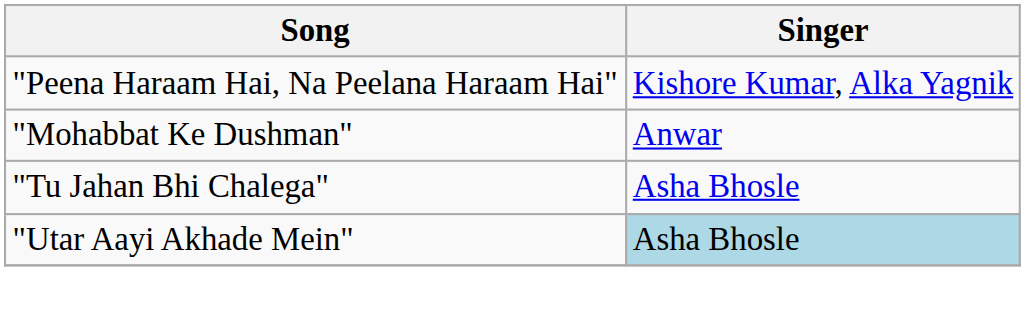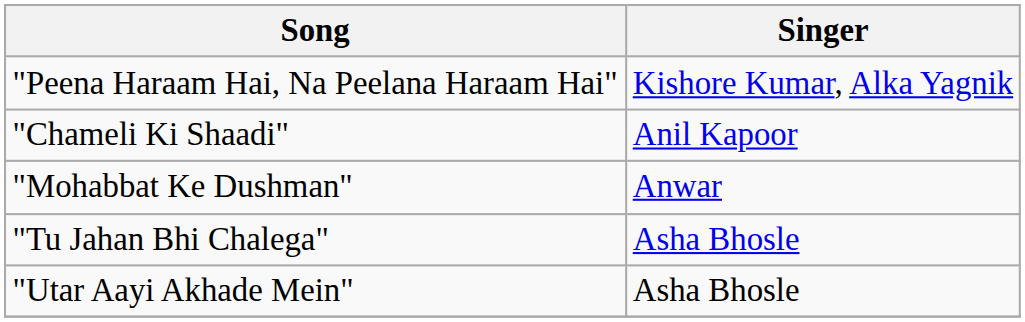+ row: (151, 134)
(716, 238) lightblue background -> (716, 290) no background
